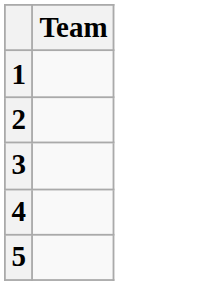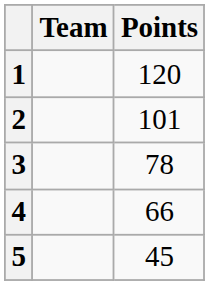+ column: (160, 27)
